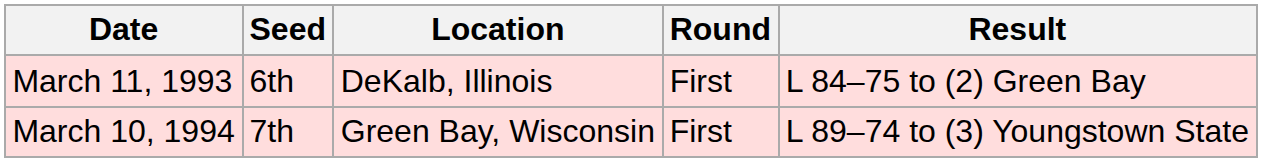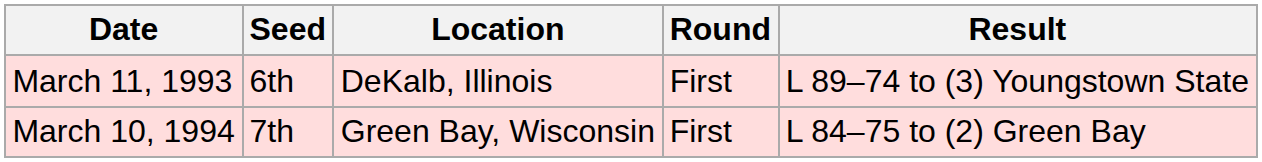(966, 80) L 84–75 to (2) Green Bay -> (1017, 80) L 89–74 to (3) Youngstown State
(1017, 131) L 89–74 to (3) Youngstown State -> (966, 131) L 84–75 to (2) Green Bay
